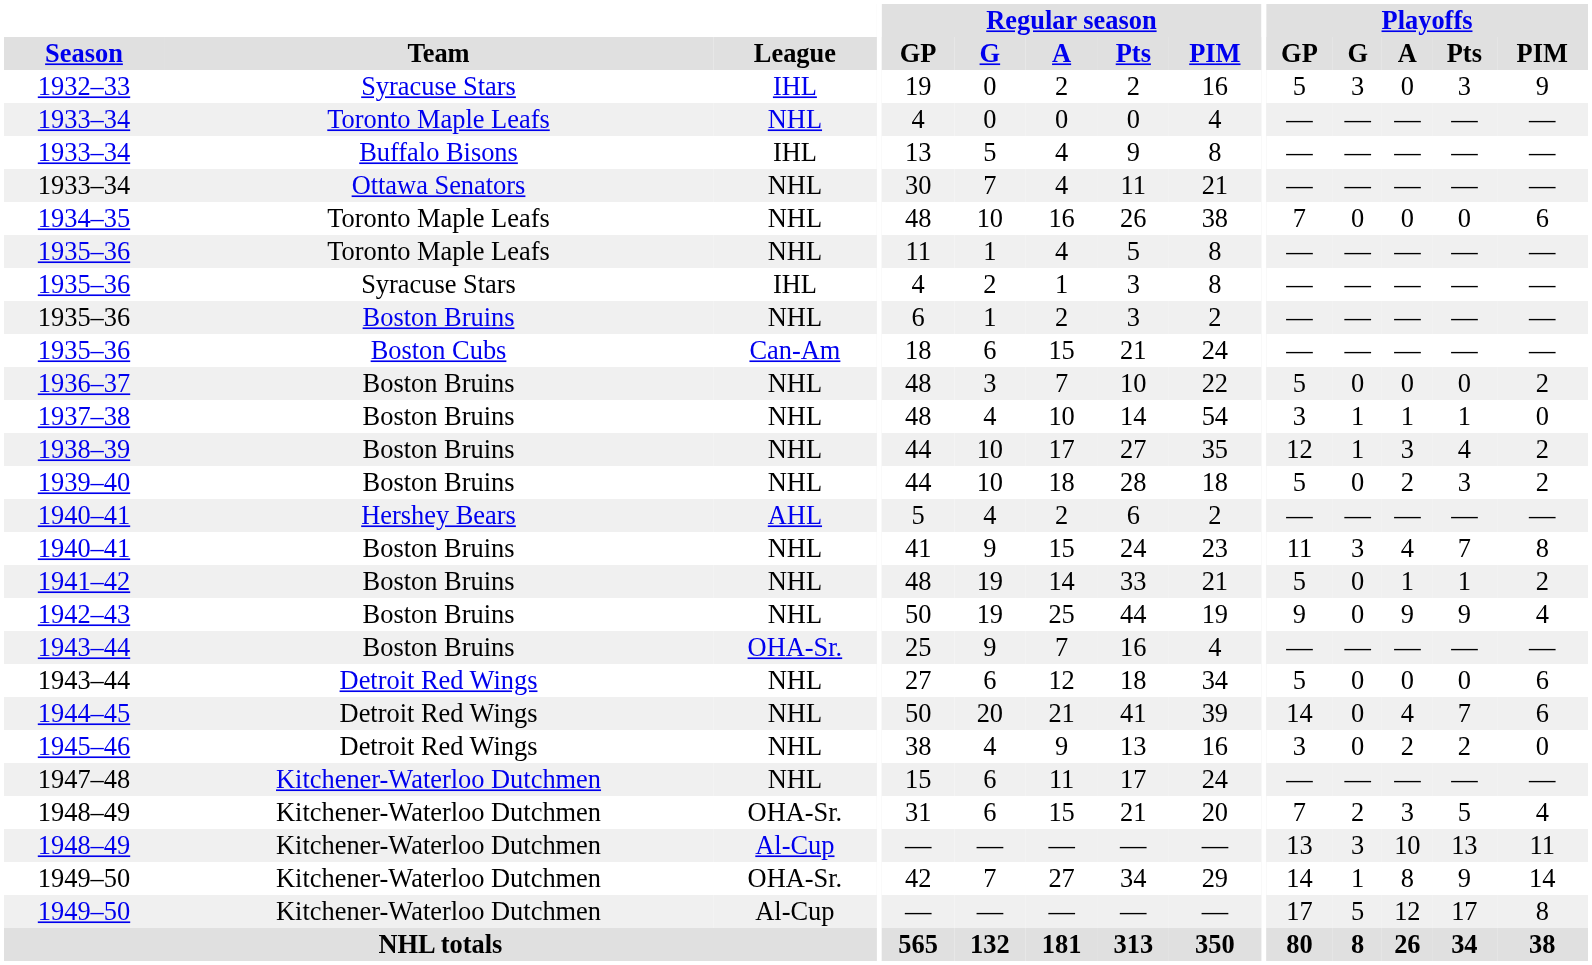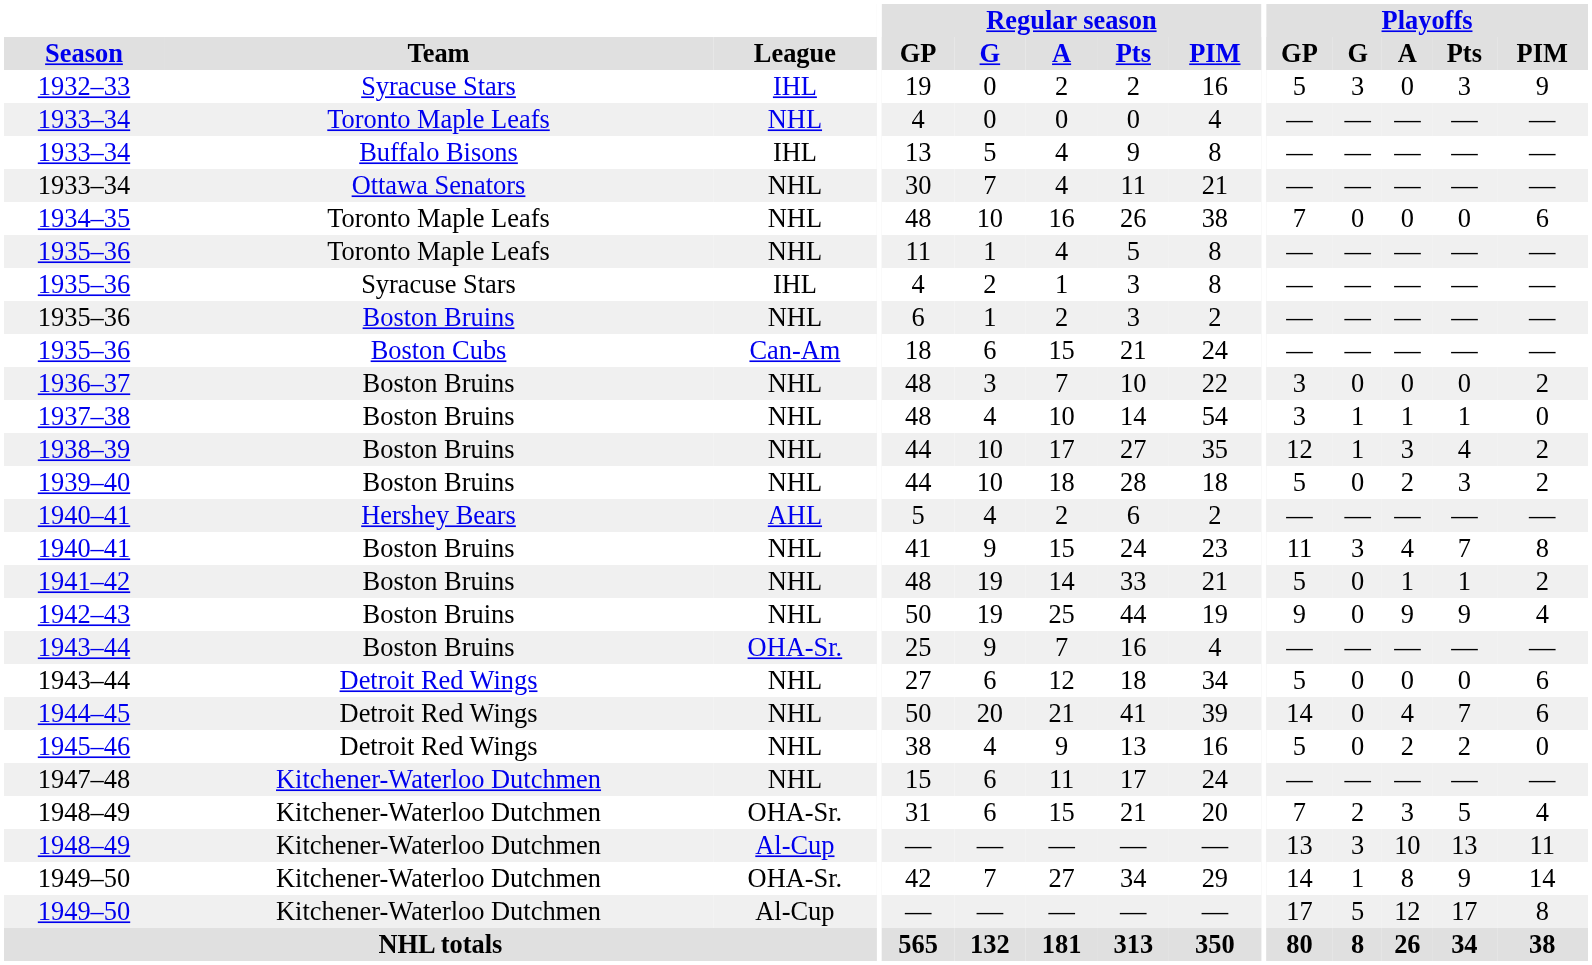(1299, 383) 5 -> (1299, 383) 3
(1299, 746) 3 -> (1299, 746) 5
